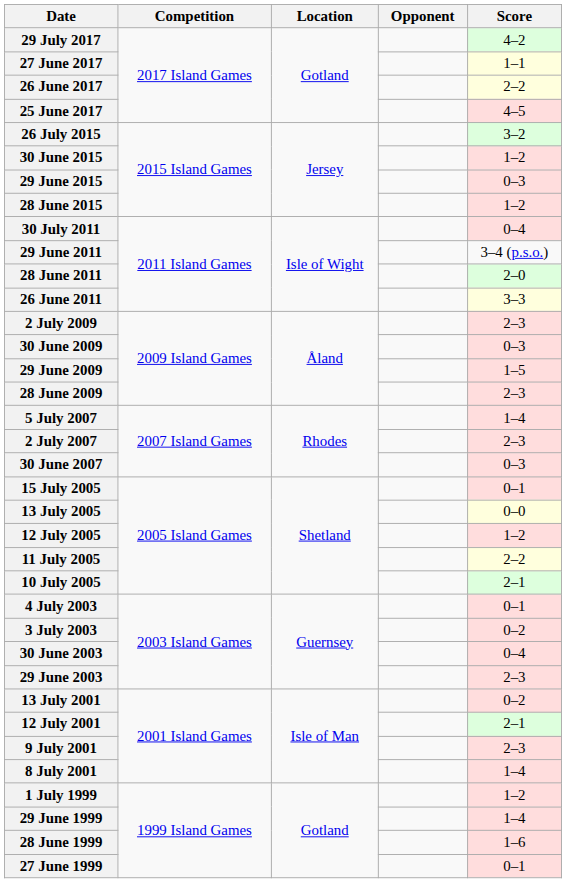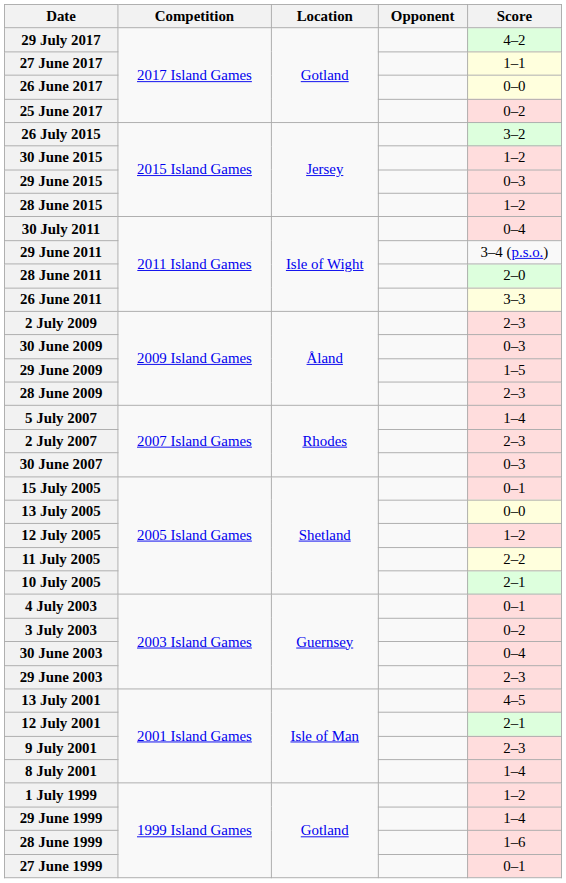(514, 87) 2–2 -> (514, 87) 0–0
(514, 110) 4–5 -> (514, 110) 0–2
(514, 700) 0–2 -> (514, 700) 4–5
